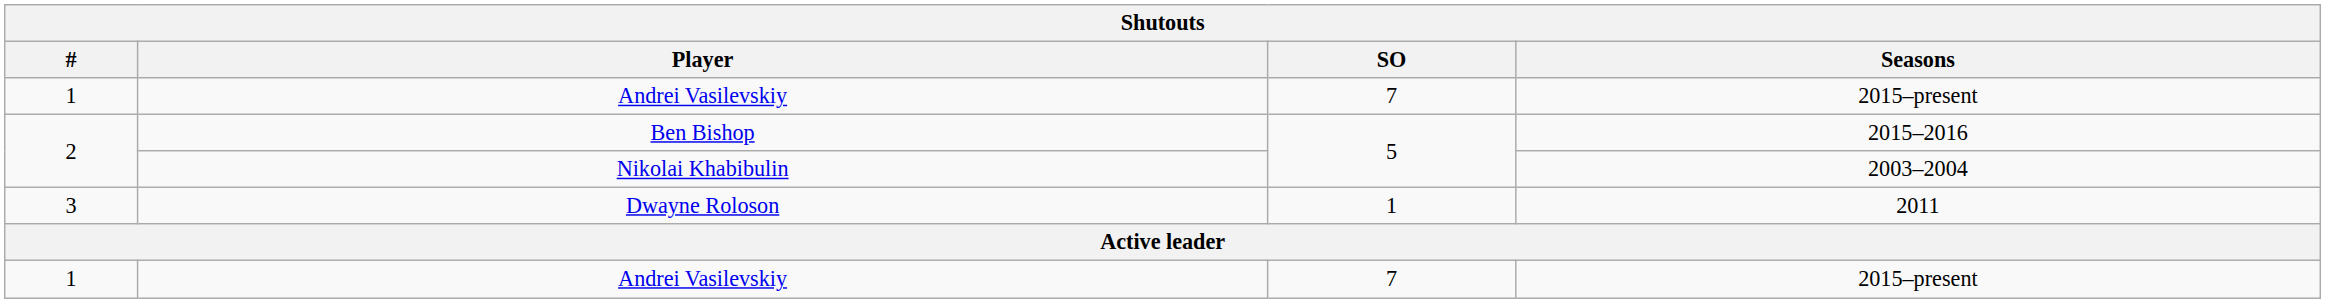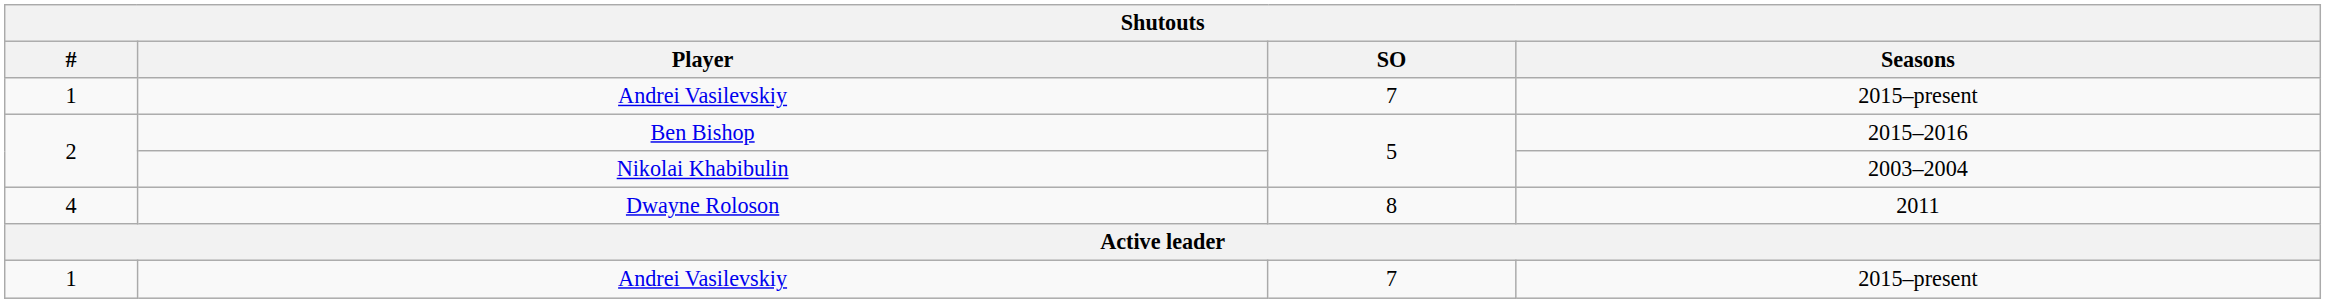(71, 205) 3 -> (71, 205) 4
(1392, 205) 1 -> (1392, 205) 8
